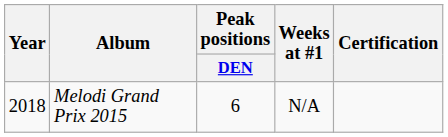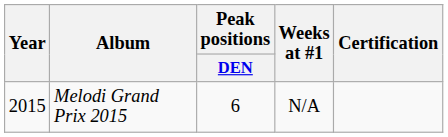(27, 106) 2018 -> (27, 106) 2015
